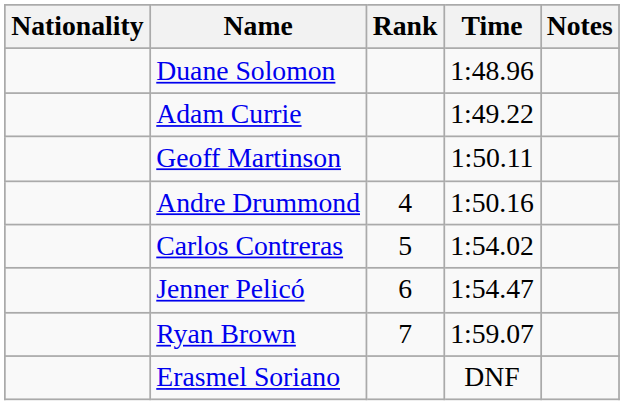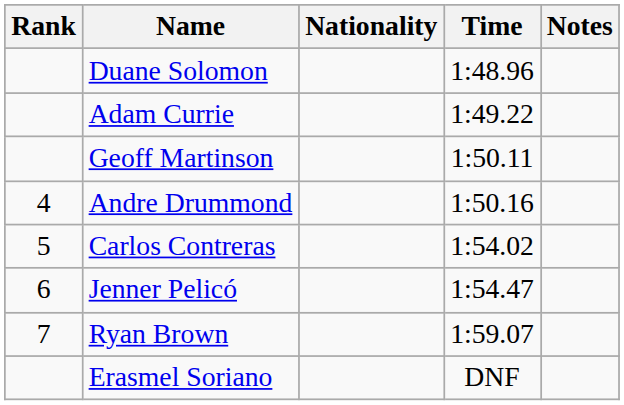columns swapped: (405, 26) <-> (77, 26)
